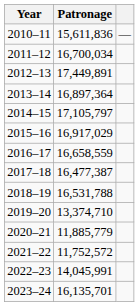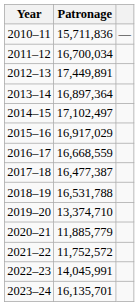(85, 34) 15,611,836 -> (85, 34) 15,711,836
(85, 113) 17,105,797 -> (85, 113) 17,102,497
(85, 152) 16,658,559 -> (85, 152) 16,668,559
